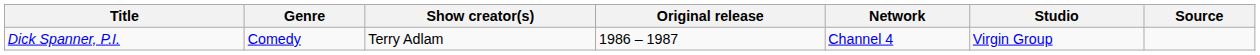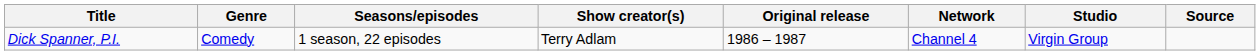+ column: (416, 16)
